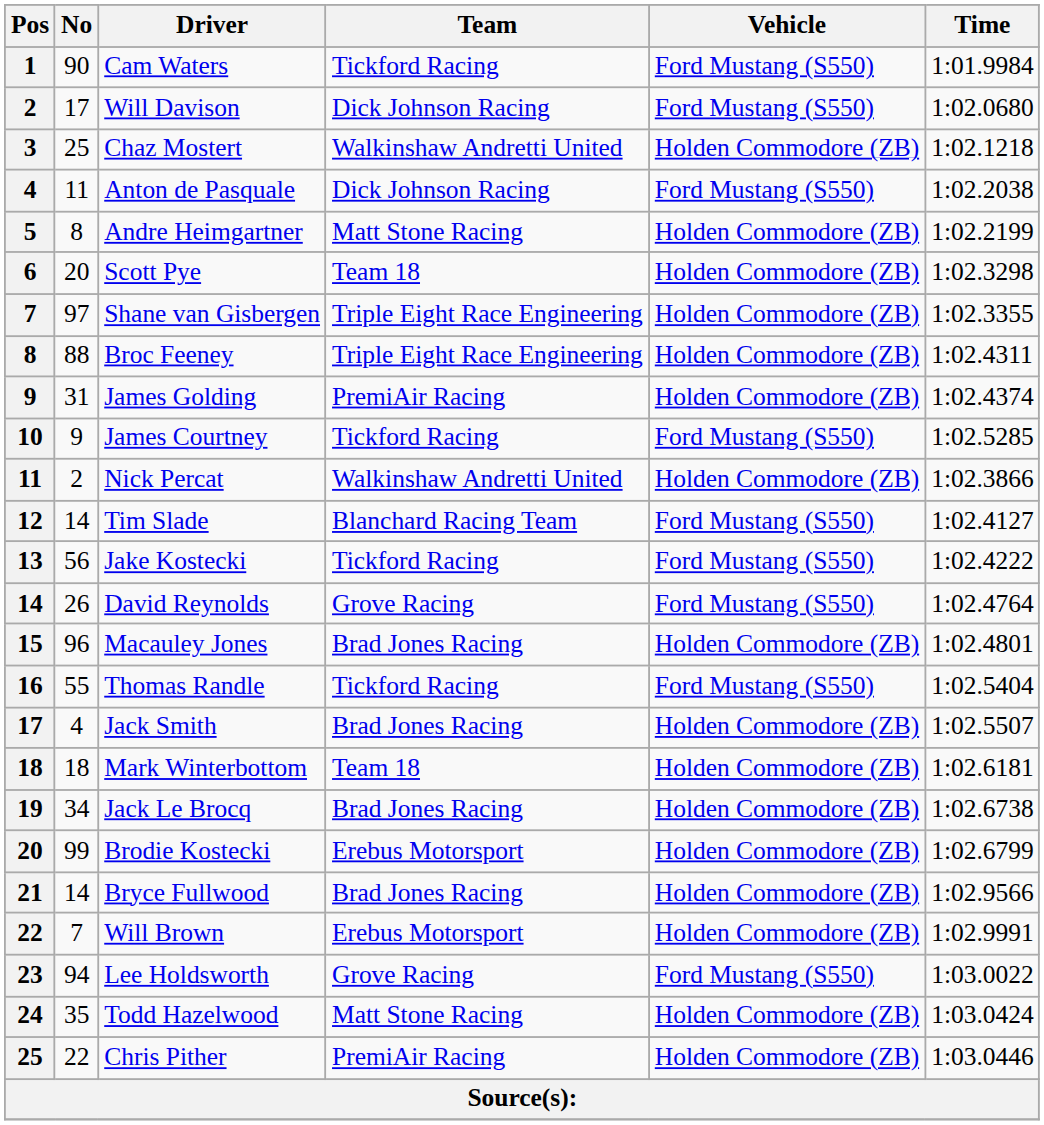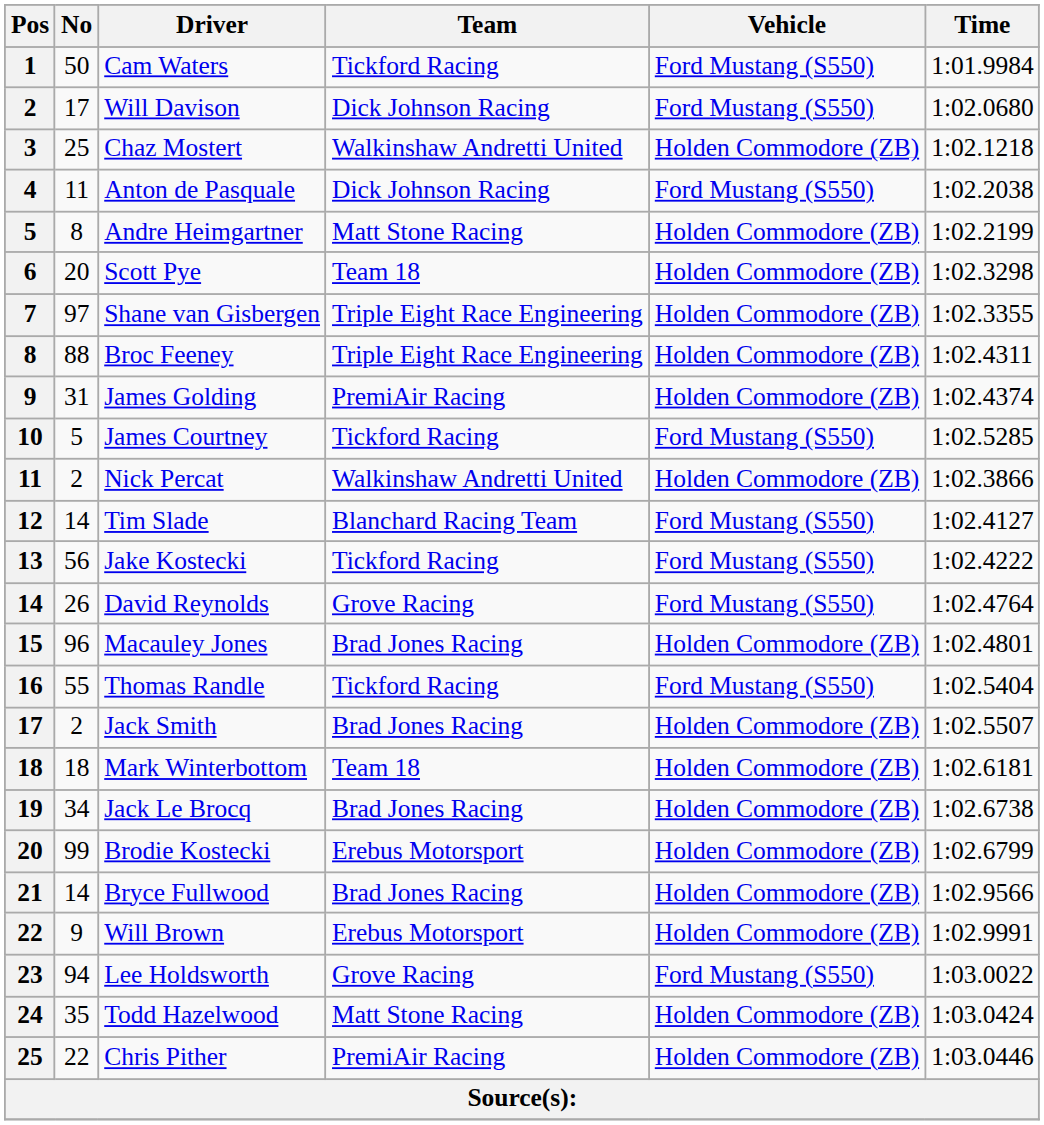(77, 66) 90 -> (77, 66) 50
(77, 437) 9 -> (77, 437) 5
(77, 726) 4 -> (77, 726) 2
(77, 933) 7 -> (77, 933) 9
